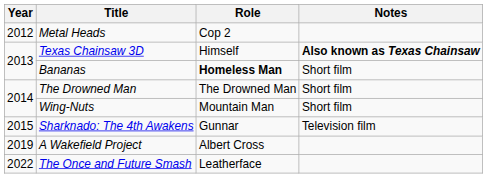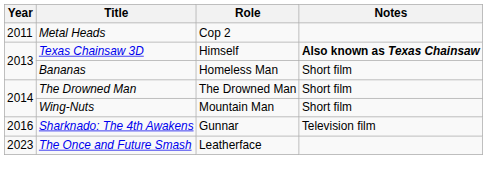(20, 32) 2012 -> (20, 32) 2011
(240, 70) bold -> (239, 70) normal
(20, 126) 2015 -> (20, 126) 2016
- row: (90, 145)
(20, 164) 2022 -> (20, 145) 2023
